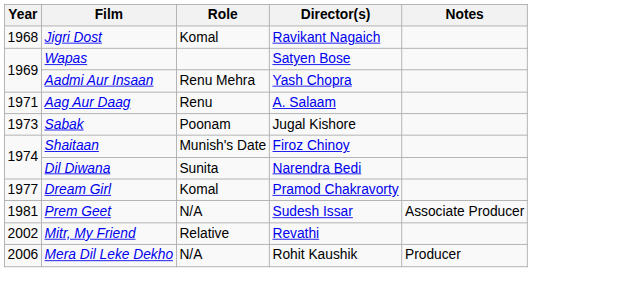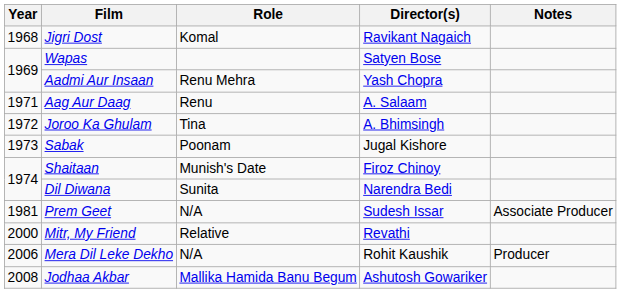+ row: (98, 124)
- row: (78, 189)
(23, 233) 2002 -> (23, 233) 2000
+ row: (87, 277)
